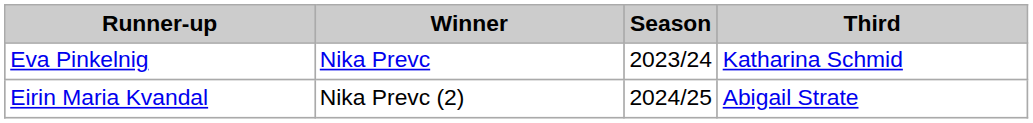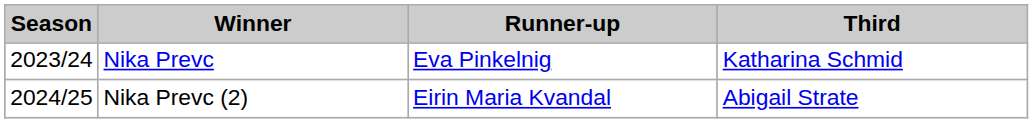columns swapped: (671, 22) <-> (160, 22)
